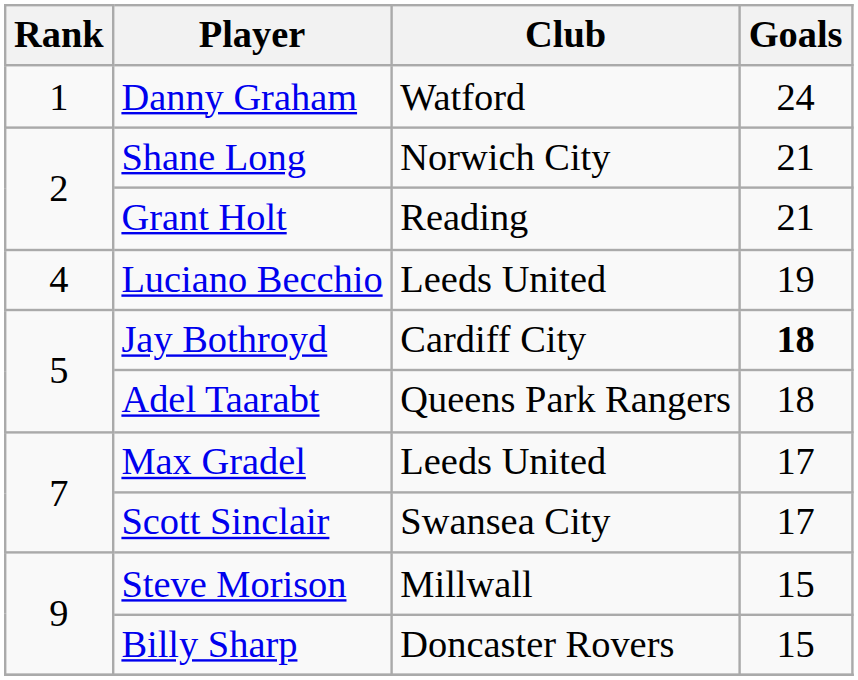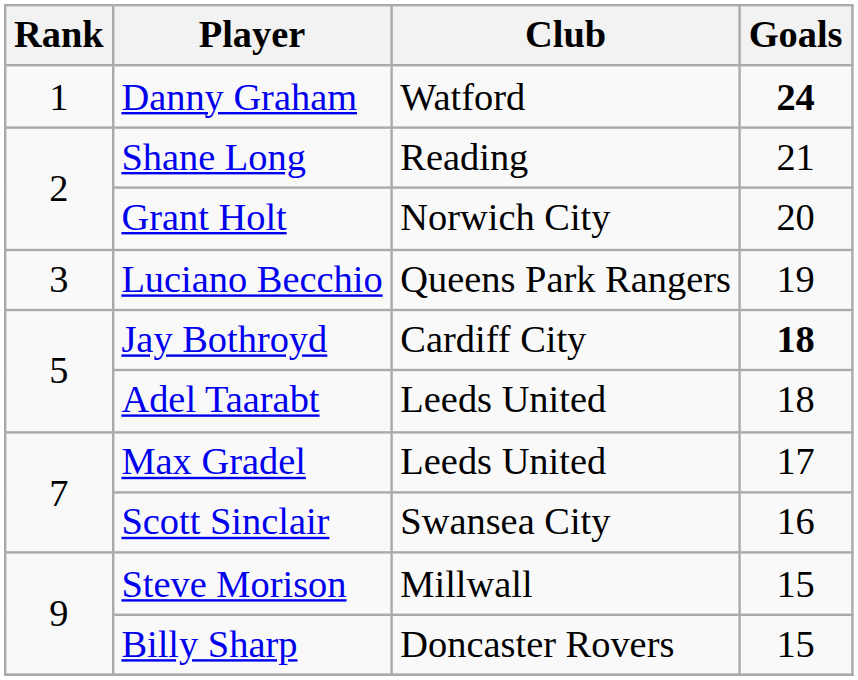(796, 95) normal -> (796, 95) bold
(505, 156) Norwich City -> (464, 156) Reading
(464, 217) Reading -> (505, 217) Norwich City
(796, 217) 21 -> (796, 217) 20
(59, 278) 4 -> (59, 278) 3
(503, 278) Leeds United -> (566, 278) Queens Park Rangers
(566, 400) Queens Park Rangers -> (503, 400) Leeds United
(796, 522) 17 -> (796, 522) 16
